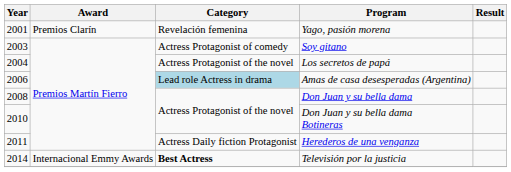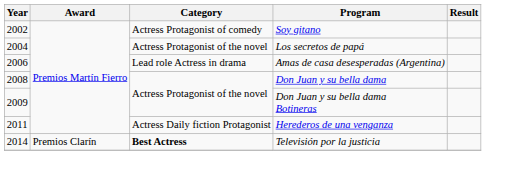- row: (346, 29)
(17, 46) 2003 -> (17, 29) 2002
(215, 79) lightblue background -> (189, 63) no background
(17, 119) 2010 -> (17, 102) 2009
(93, 158) Internacional Emmy Awards -> (65, 141) Premios Clarín
